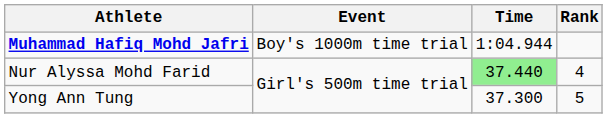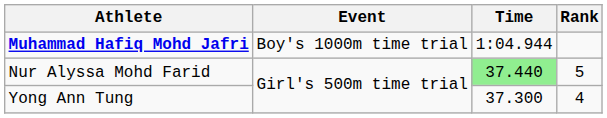(580, 72) 4 -> (580, 72) 5
(580, 99) 5 -> (580, 99) 4
